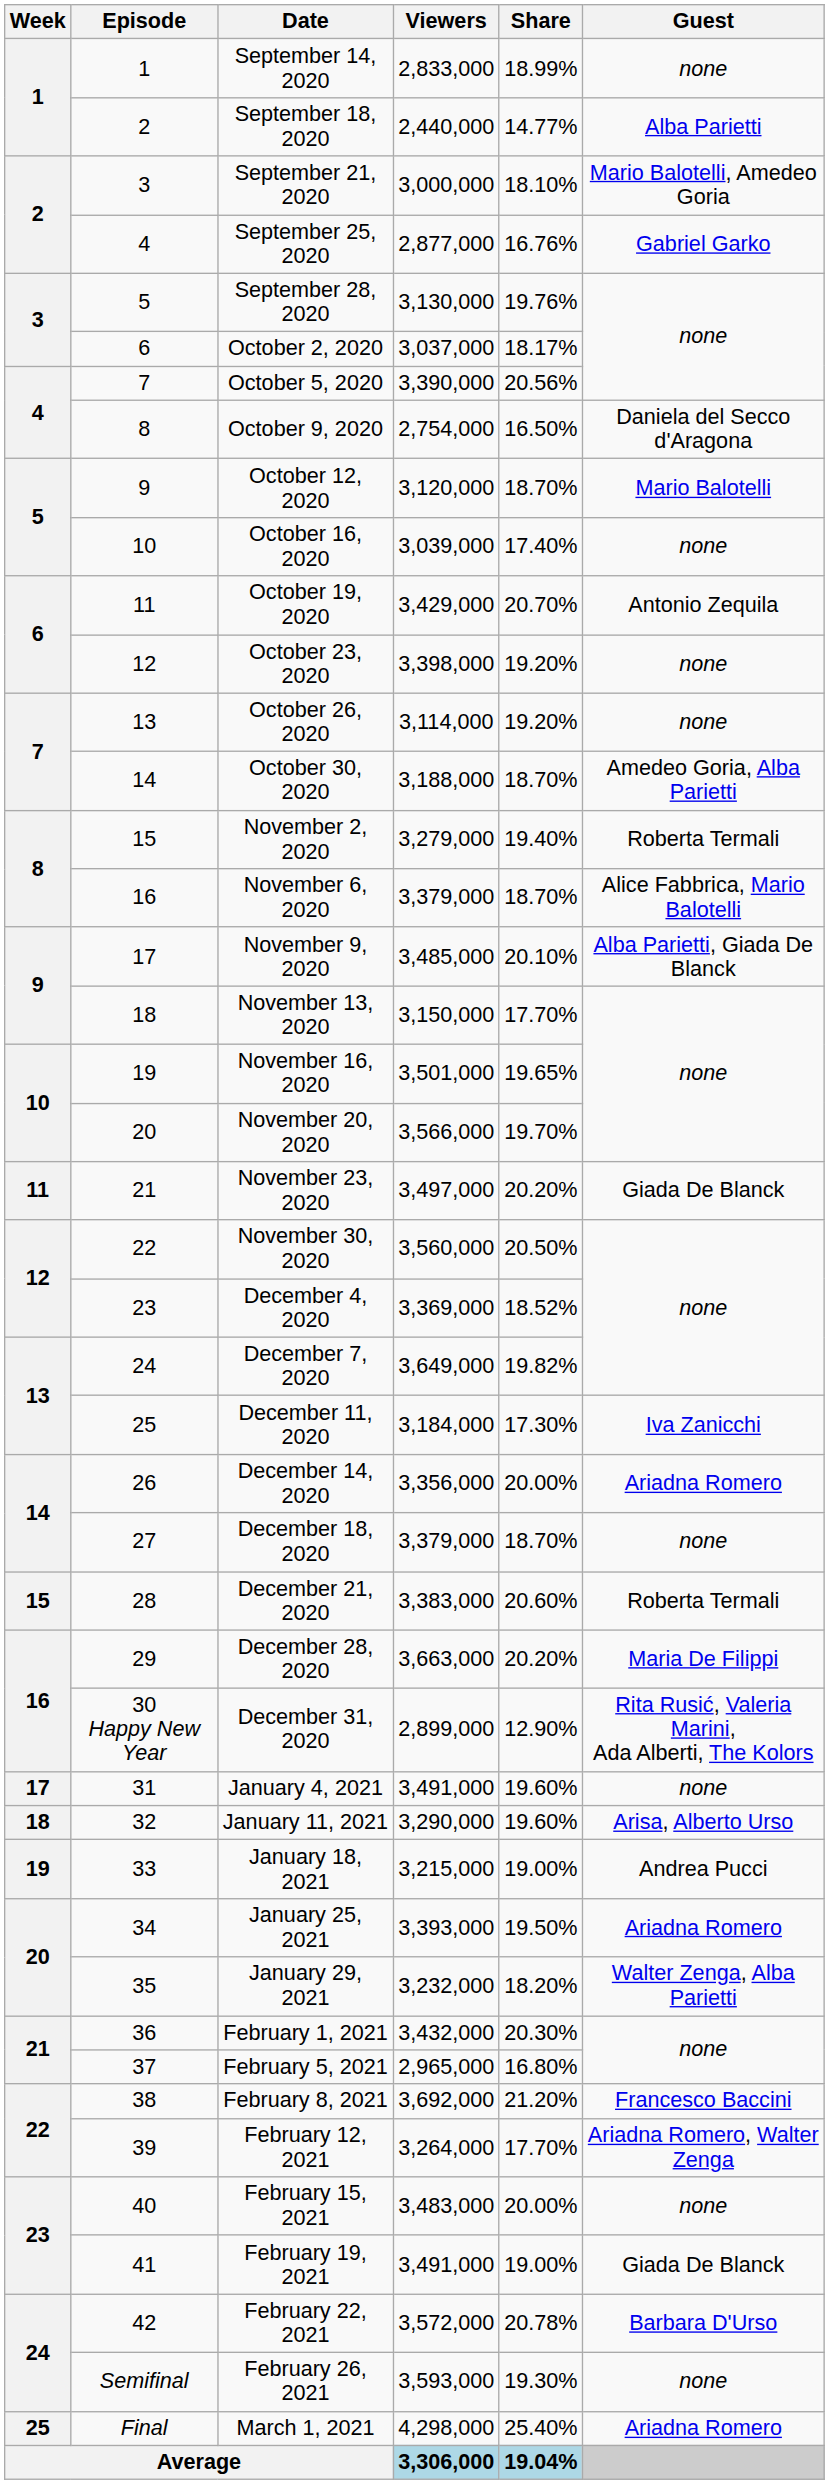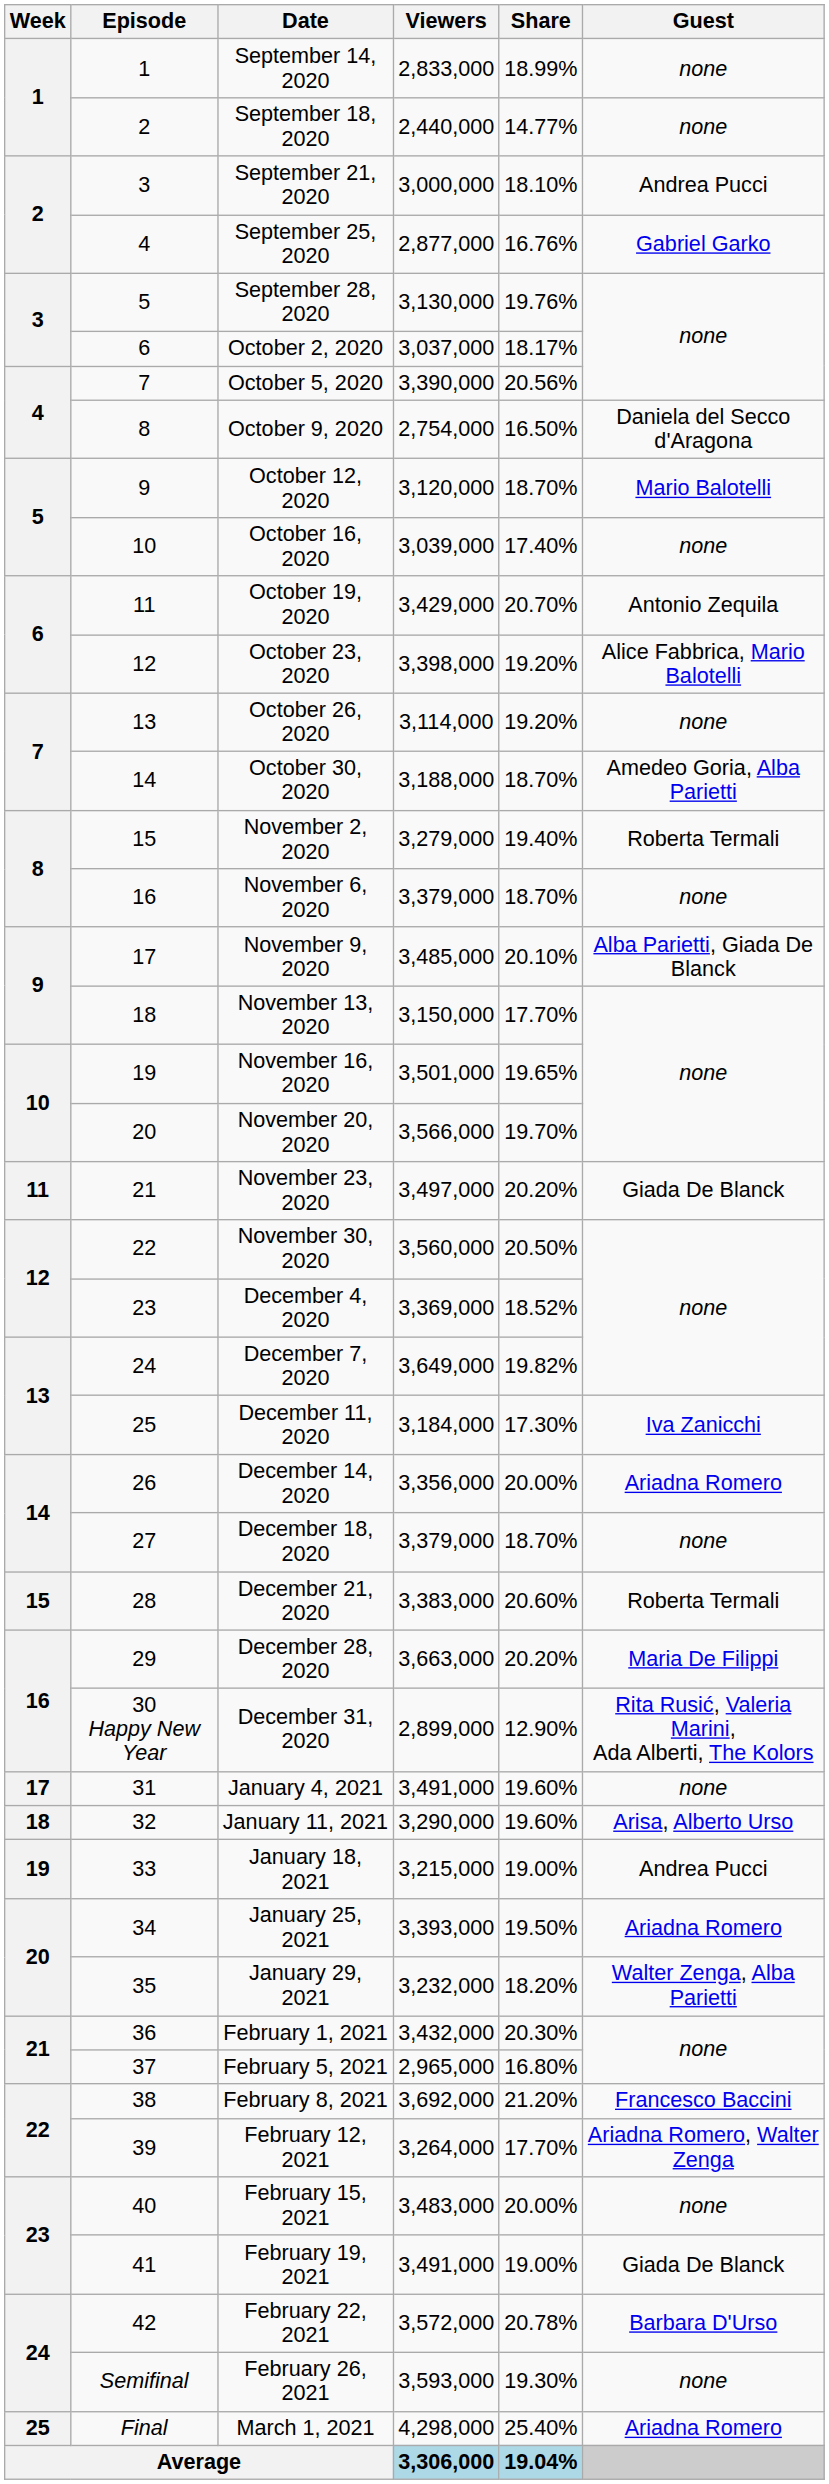(703, 126) Alba Parietti -> (703, 126) none
(703, 185) Mario Balotelli, Amedeo Goria -> (703, 185) Andrea Pucci
(703, 663) none -> (703, 663) Alice Fabbrica, Mario Balotelli
(703, 897) Alice Fabbrica, Mario Balotelli -> (703, 897) none
